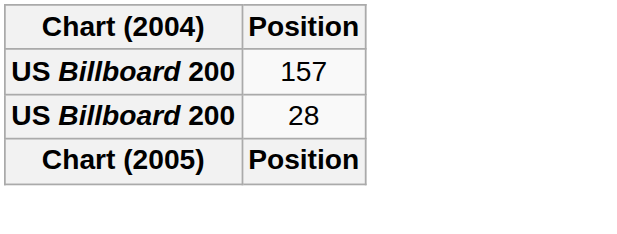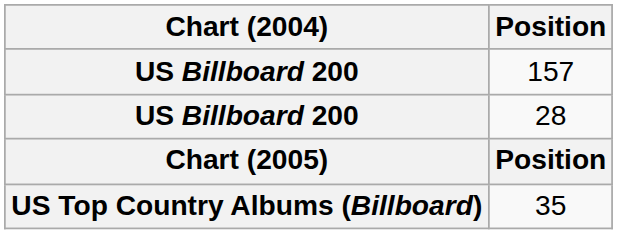+ row: (551, 205)
